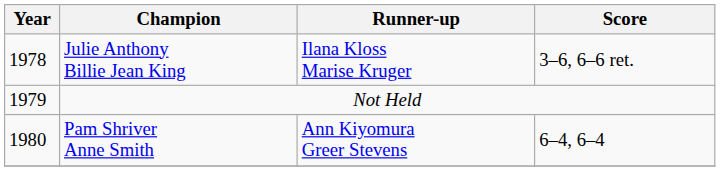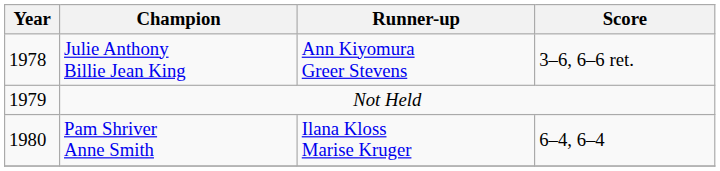(357, 59) Ilana Kloss Marise Kruger -> (358, 59) Ann Kiyomura Greer Stevens
(358, 140) Ann Kiyomura Greer Stevens -> (357, 140) Ilana Kloss Marise Kruger
